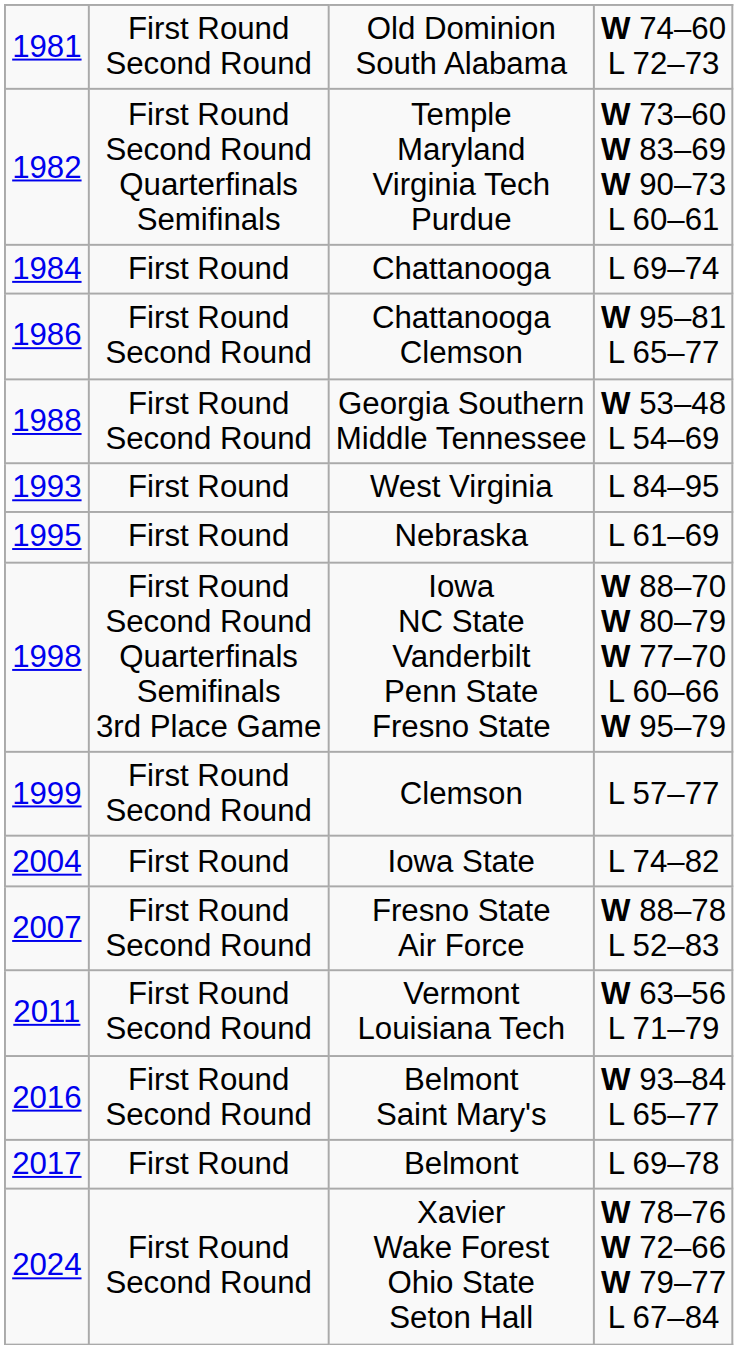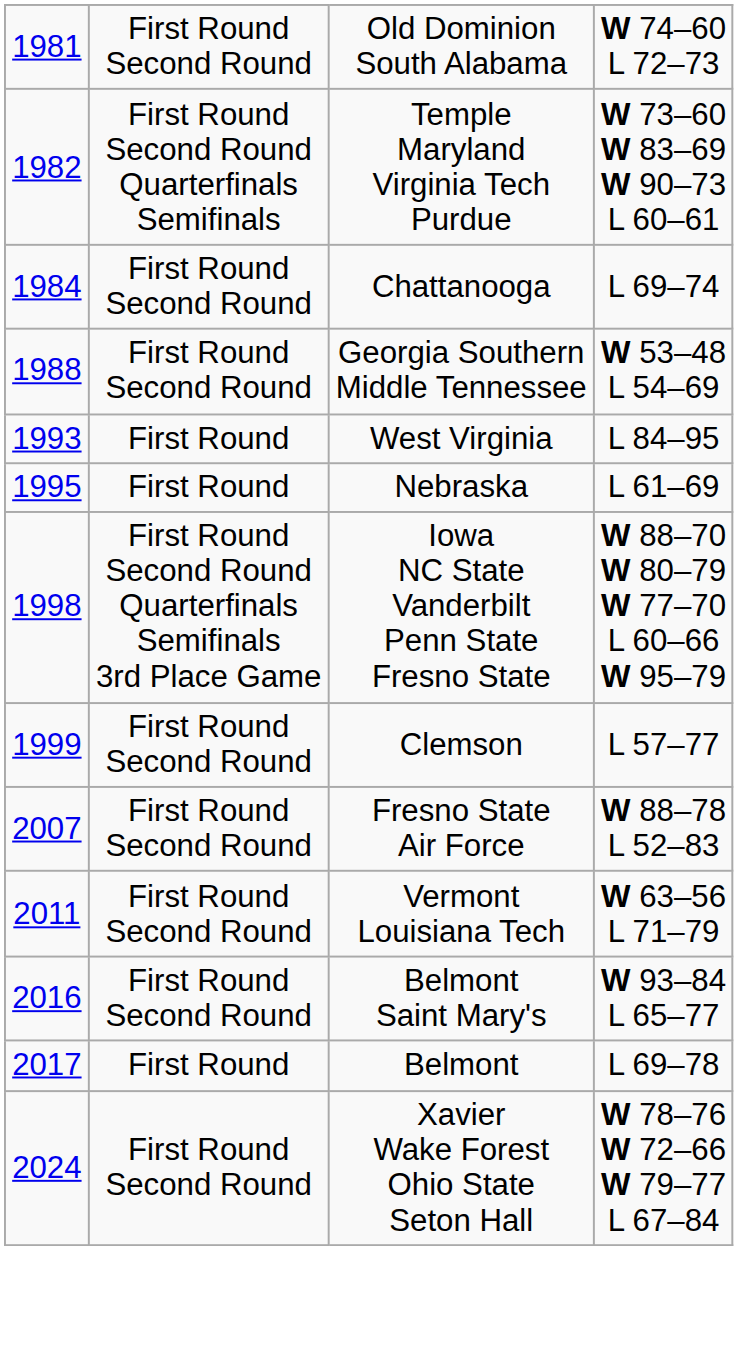(209, 268) First Round -> (209, 286) First Round Second Round
- row: (461, 335)
- row: (461, 860)
